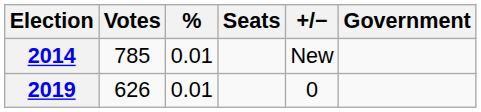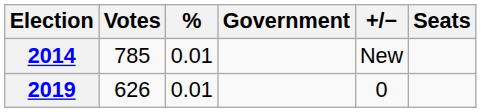columns swapped: (252, 21) <-> (407, 21)
